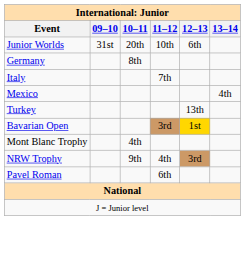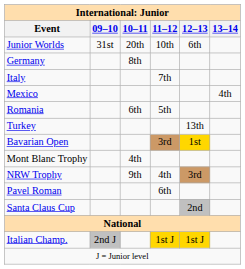+ row: (25, 110)
+ row: (41, 207)
+ row: (37, 239)
